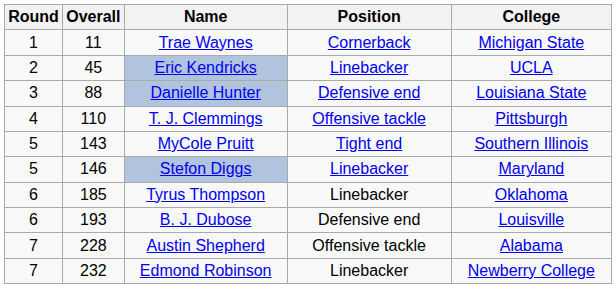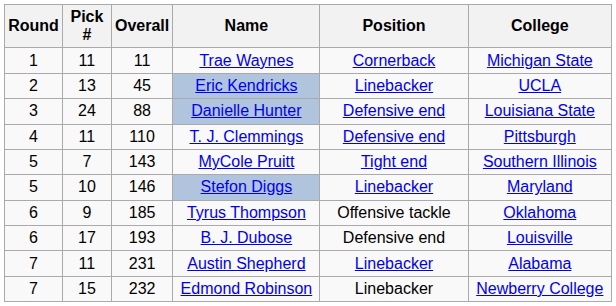+ column: (87, 26)
(369, 118) Offensive tackle -> (394, 136) Defensive end
(369, 194) Linebacker -> (394, 212) Offensive tackle
(93, 245) 228 -> (142, 263) 231
(369, 245) Offensive tackle -> (394, 263) Linebacker
